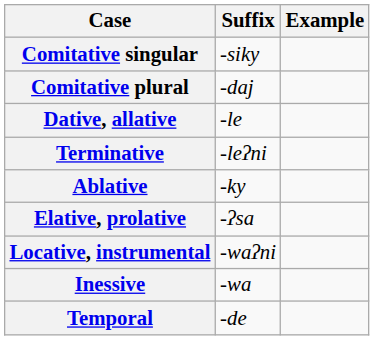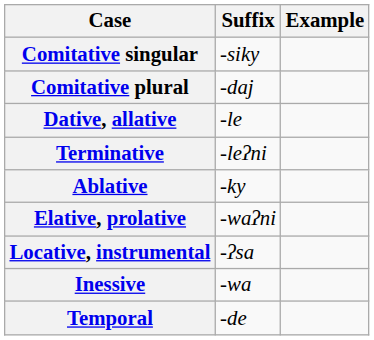(237, 218) -ʔsa -> (248, 218) -waʔni
(248, 251) -waʔni -> (237, 251) -ʔsa
